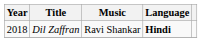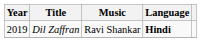(17, 29) 2018 -> (17, 29) 2019
